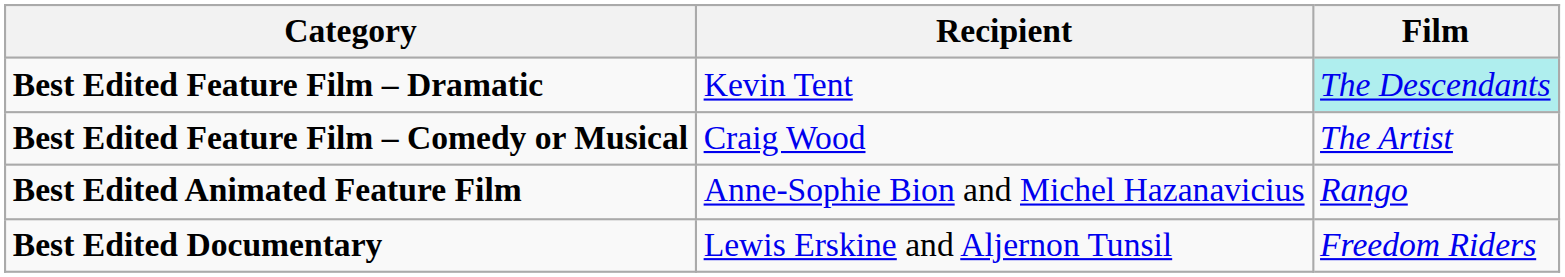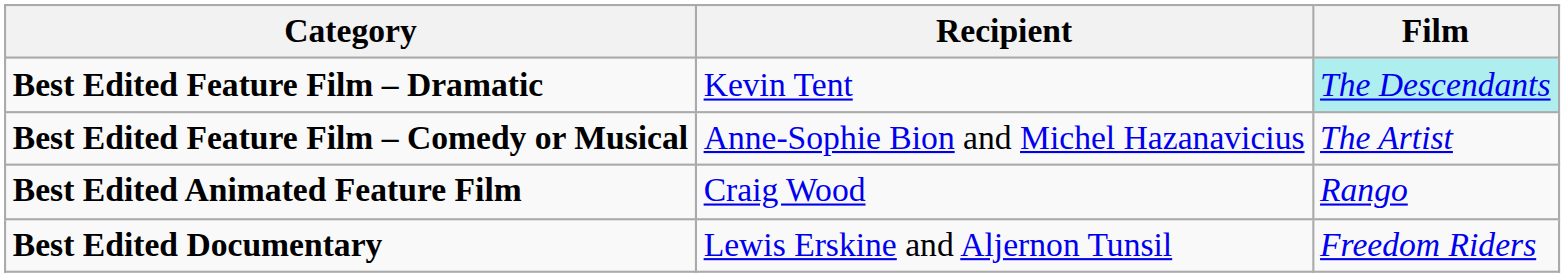(785, 137) Craig Wood -> (1004, 137) Anne-Sophie Bion and Michel Hazanavicius
(1004, 191) Anne-Sophie Bion and Michel Hazanavicius -> (785, 191) Craig Wood
